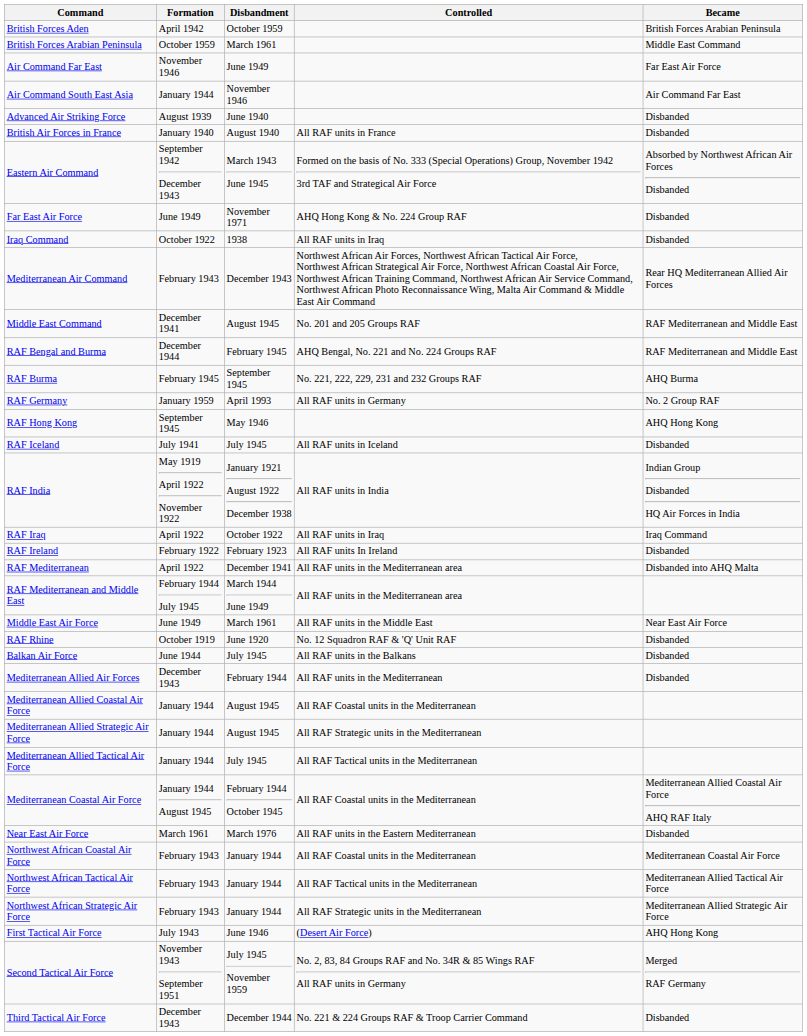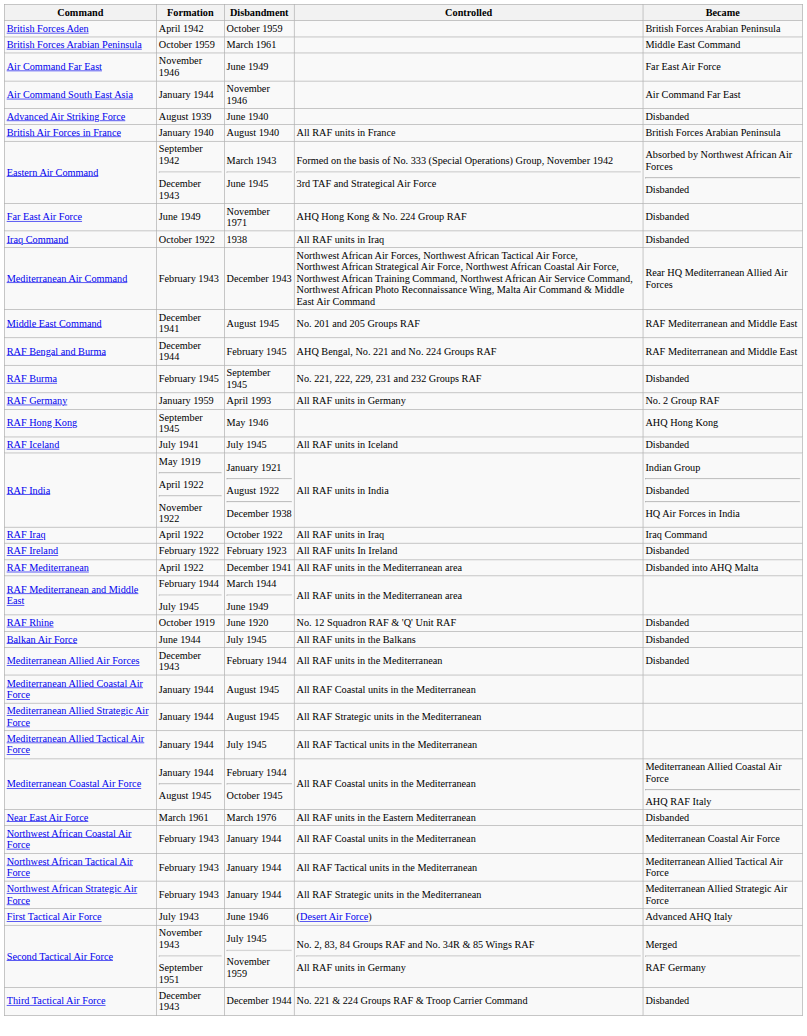(667, 133) Disbanded -> (713, 133) British Forces Arabian Peninsula
(672, 379) AHQ Burma -> (667, 379) Disbanded
- row: (52, 623)
(682, 933) AHQ Hong Kong -> (689, 917) Advanced AHQ Italy
